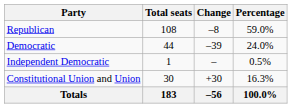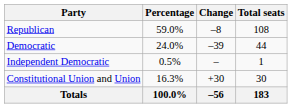columns swapped: (169, 12) <-> (260, 12)
